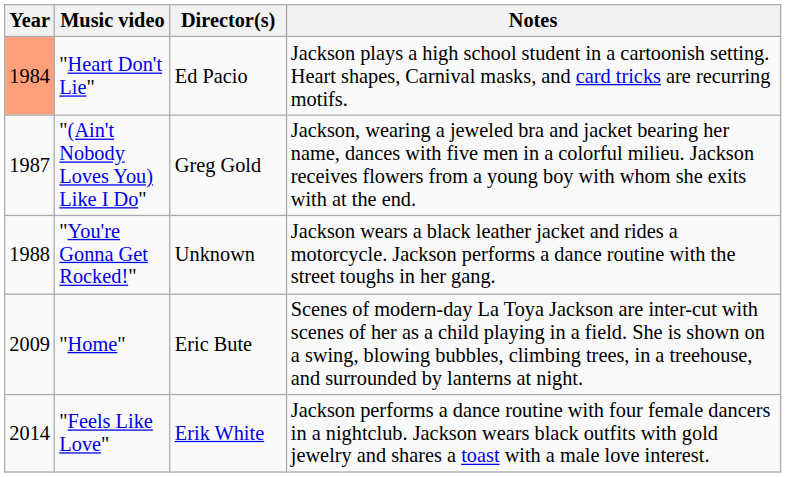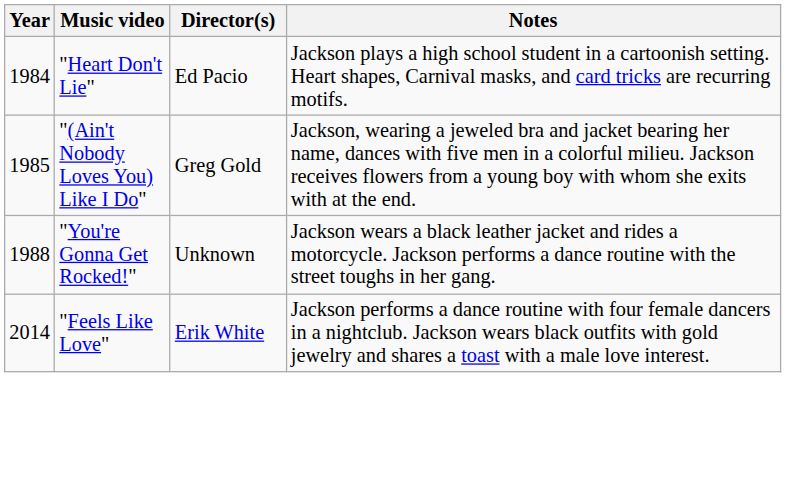(30, 75) lightsalmon background -> (30, 75) no background
(30, 165) 1987 -> (30, 165) 1985
- row: (92, 343)
